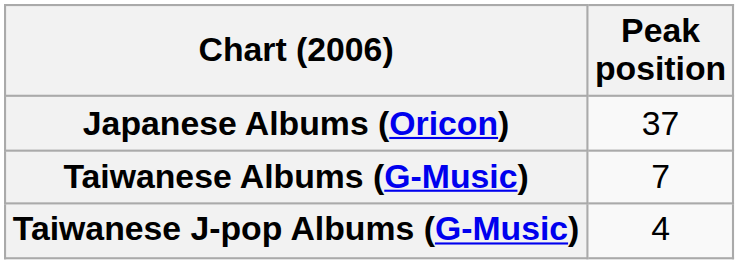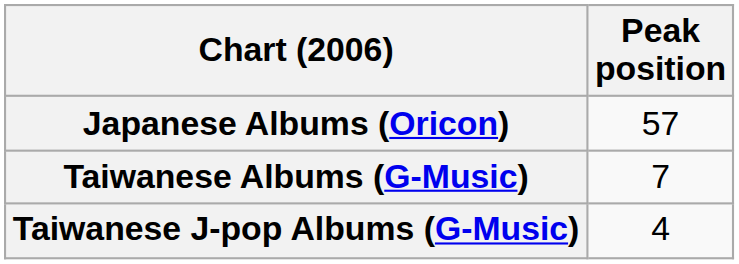(661, 122) 37 -> (661, 122) 57
